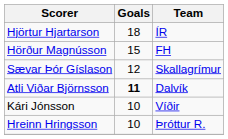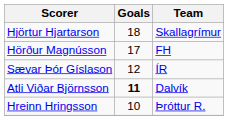(161, 32) ÍR -> (188, 32) Skallagrímur
(134, 50) 15 -> (134, 50) 17
(188, 69) Skallagrímur -> (161, 69) ÍR
- row: (41, 106)
